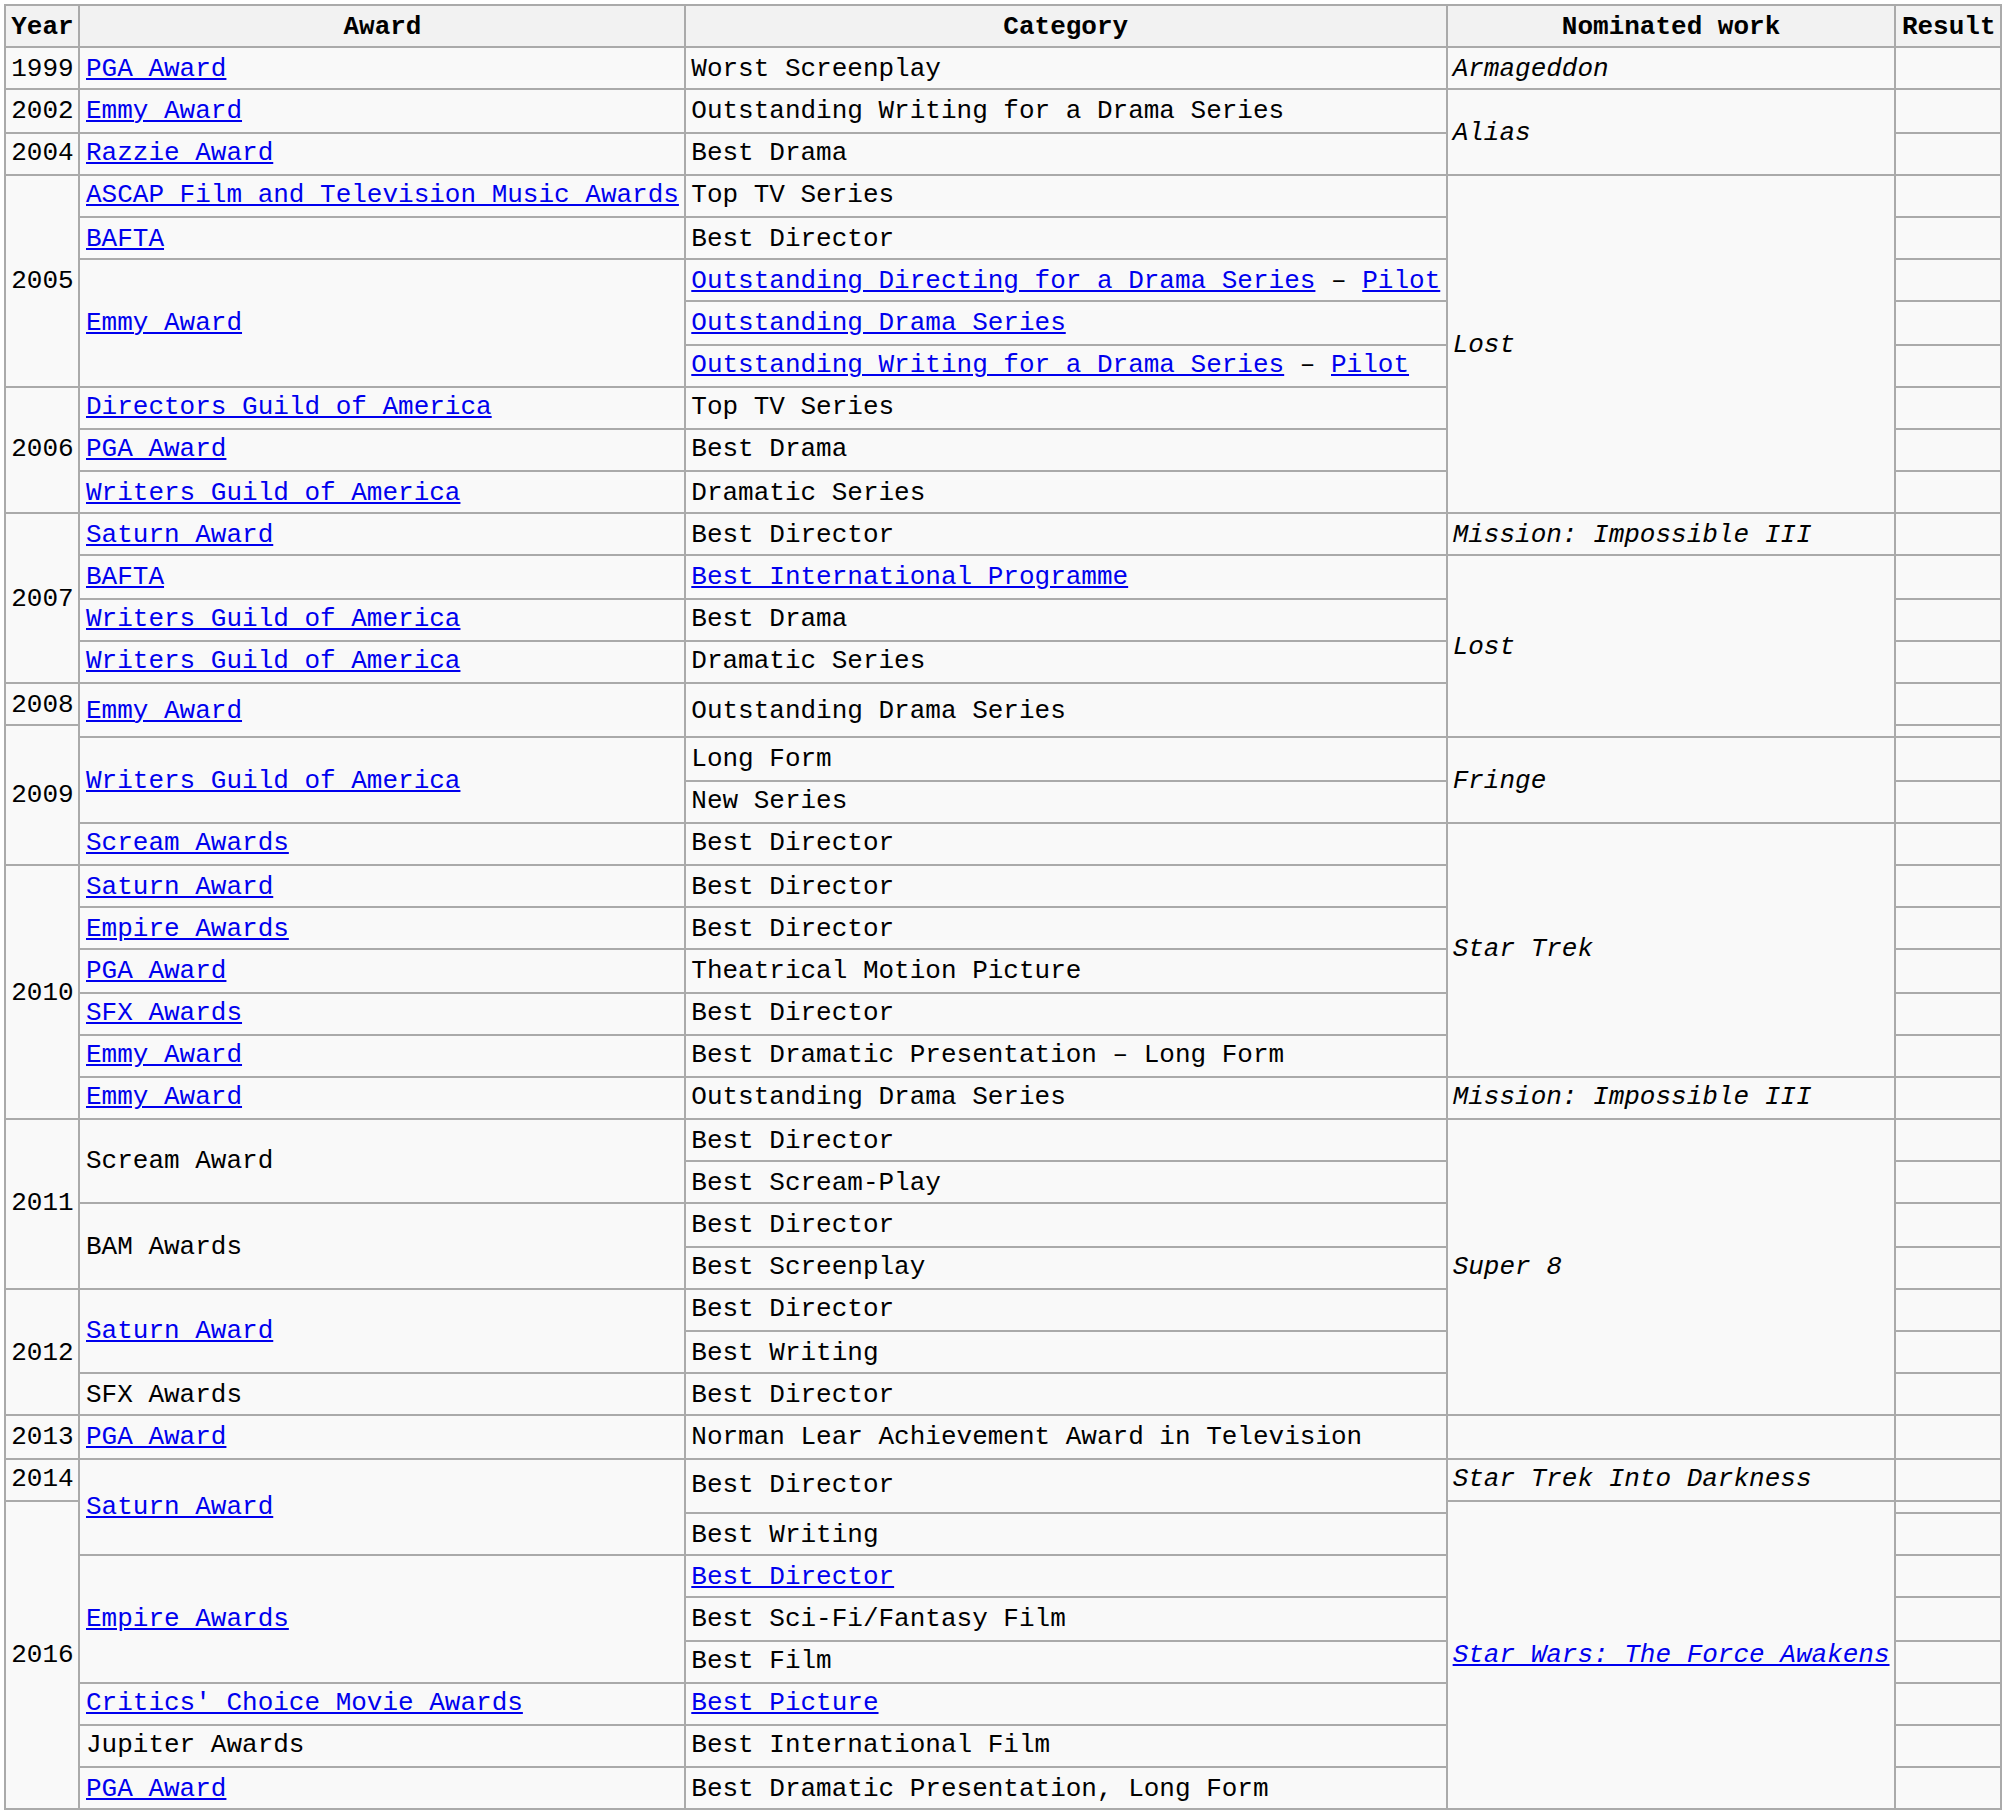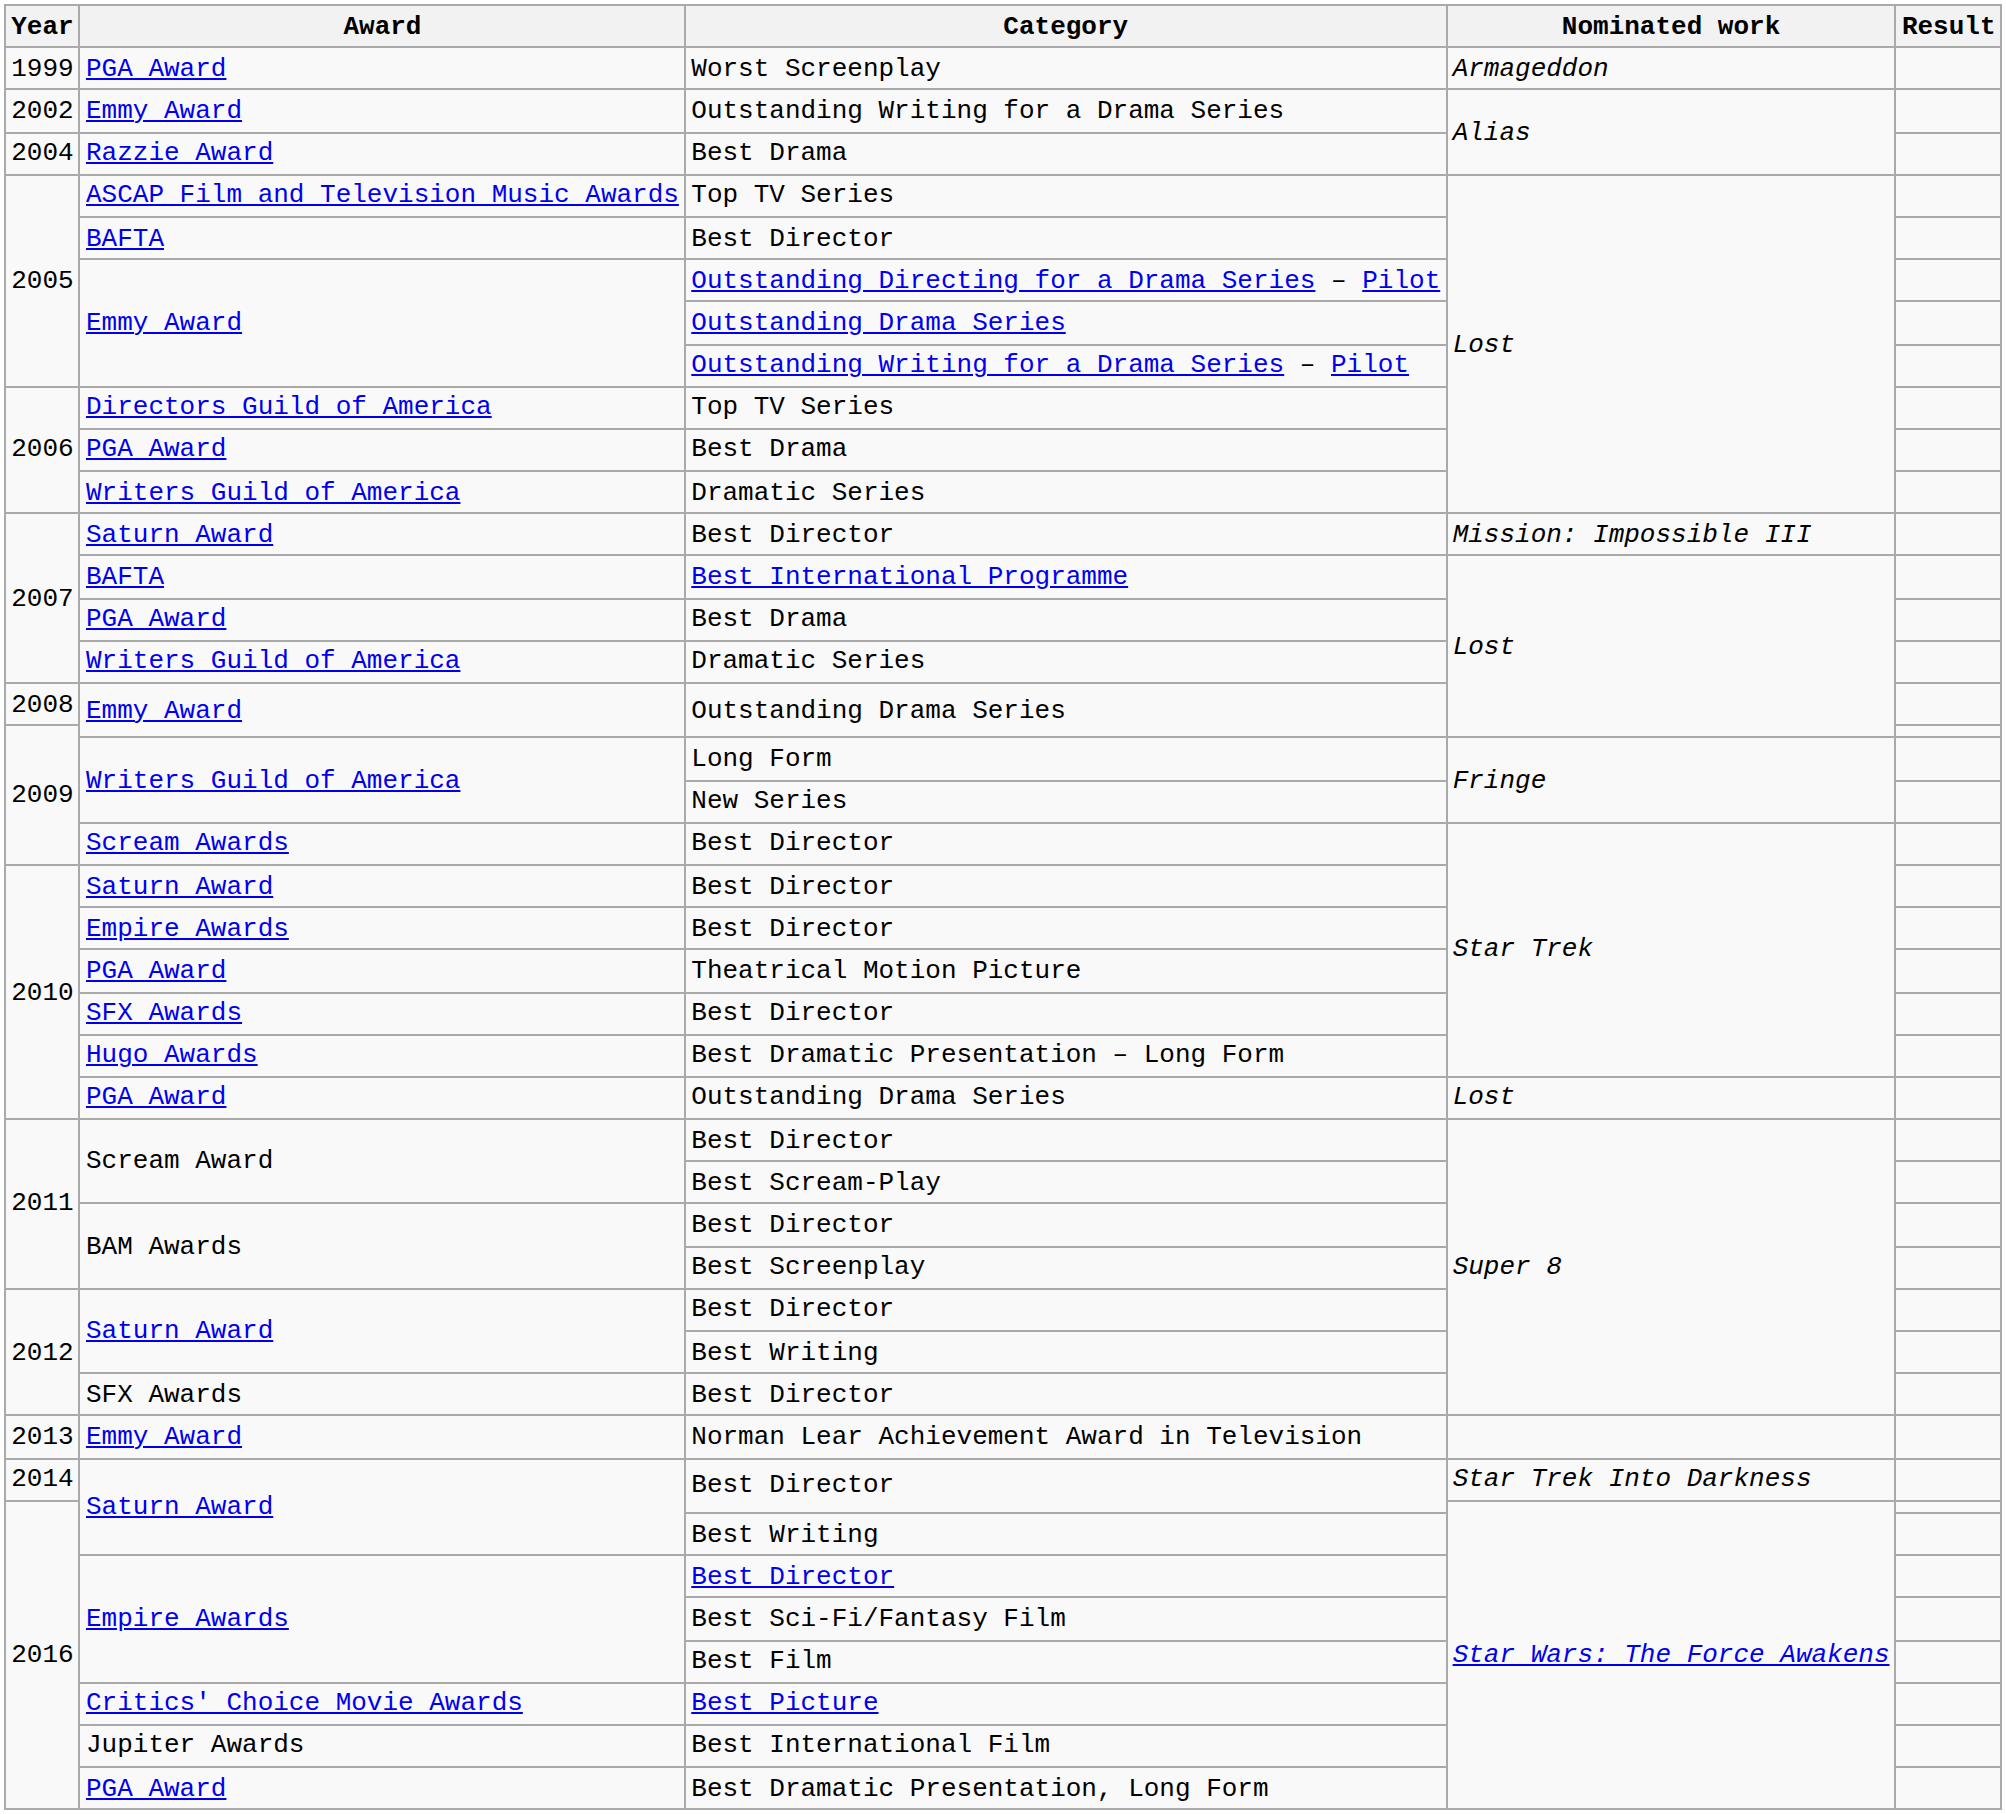(273, 619) Writers Guild of America -> (156, 619) PGA Award
(164, 1056) Emmy Award -> (172, 1056) Hugo Awards
(164, 1098) Emmy Award -> (156, 1098) PGA Award
(1632, 1098) Mission: Impossible III -> (1484, 1098) Lost
(156, 1437) PGA Award -> (164, 1437) Emmy Award
